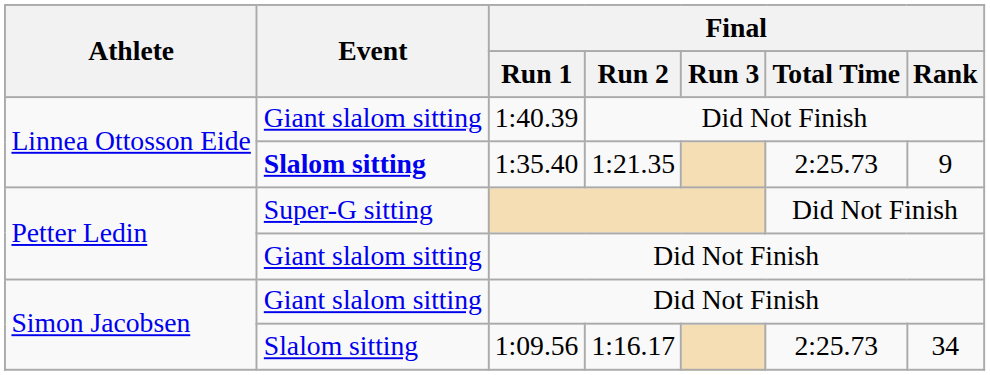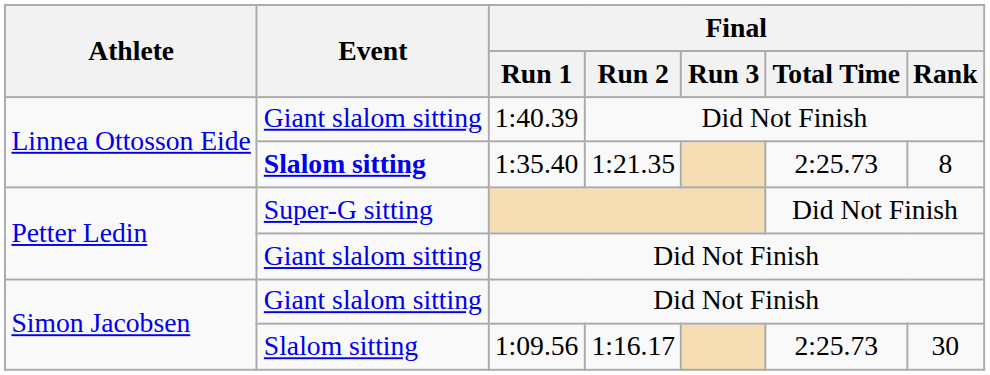(945, 164) 9 -> (945, 164) 8
(945, 346) 34 -> (945, 346) 30
